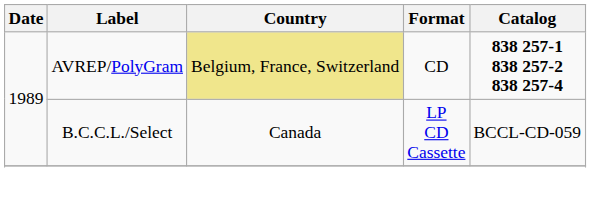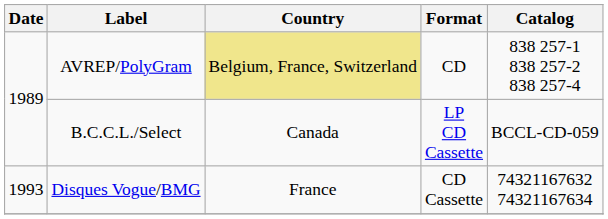(527, 65) bold -> (545, 65) normal
+ row: (126, 189)
